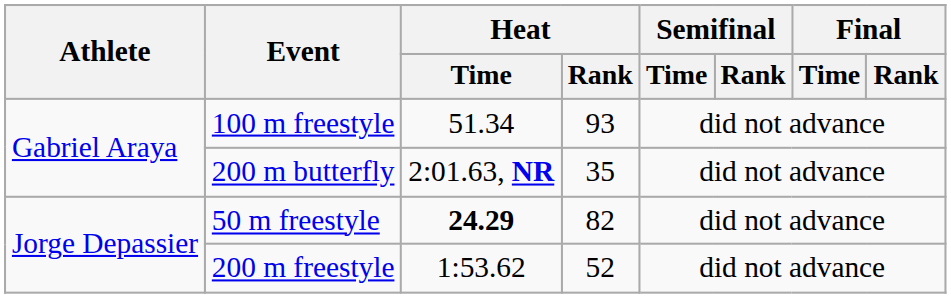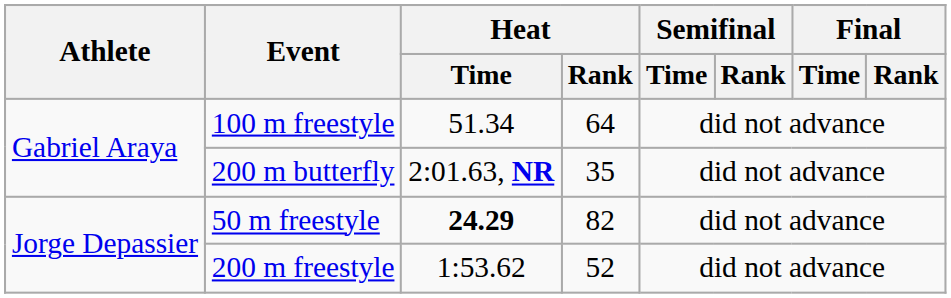(600, 123) 93 -> (600, 123) 64
